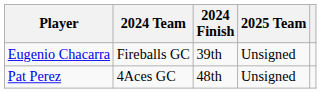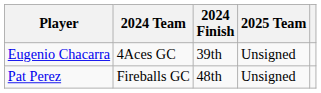(153, 54) Fireballs GC -> (146, 54) 4Aces GC
(146, 76) 4Aces GC -> (153, 76) Fireballs GC
